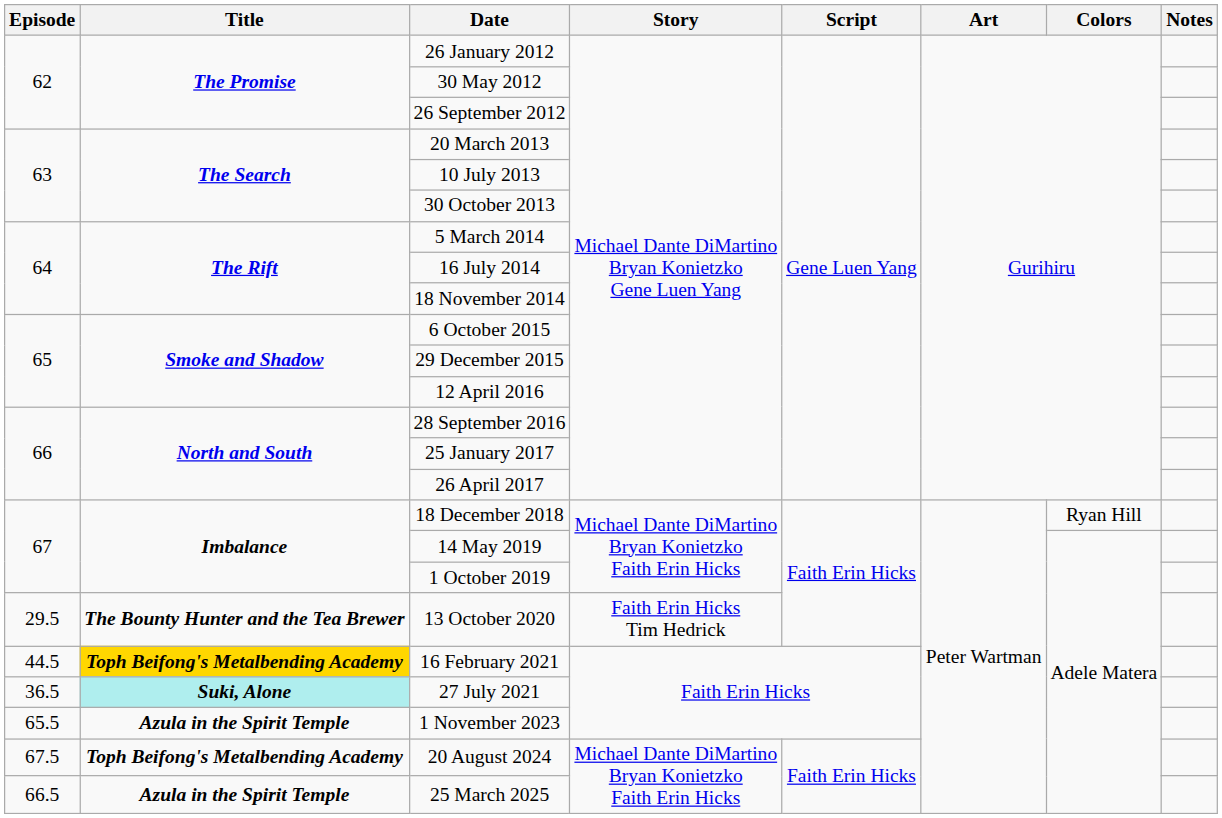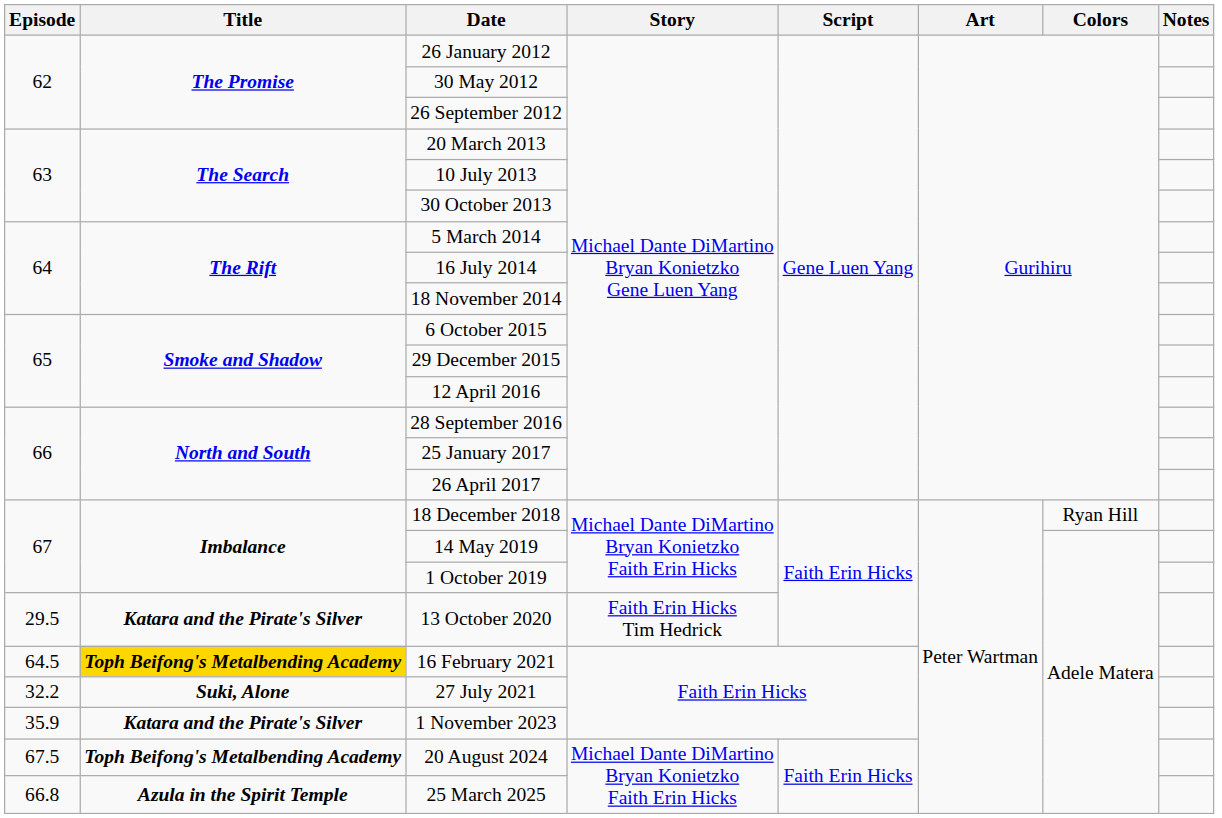(244, 619) The Bounty Hunter and the Tea Brewer -> (243, 619) Katara and the Pirate's Silver
(42, 661) 44.5 -> (42, 661) 64.5
(42, 692) 36.5 -> (42, 692) 32.2
(244, 692) paleturquoise background -> (243, 692) no background
(42, 723) 65.5 -> (42, 723) 35.9
(244, 723) Azula in the Spirit Temple -> (243, 723) Katara and the Pirate's Silver
(42, 794) 66.5 -> (42, 794) 66.8
